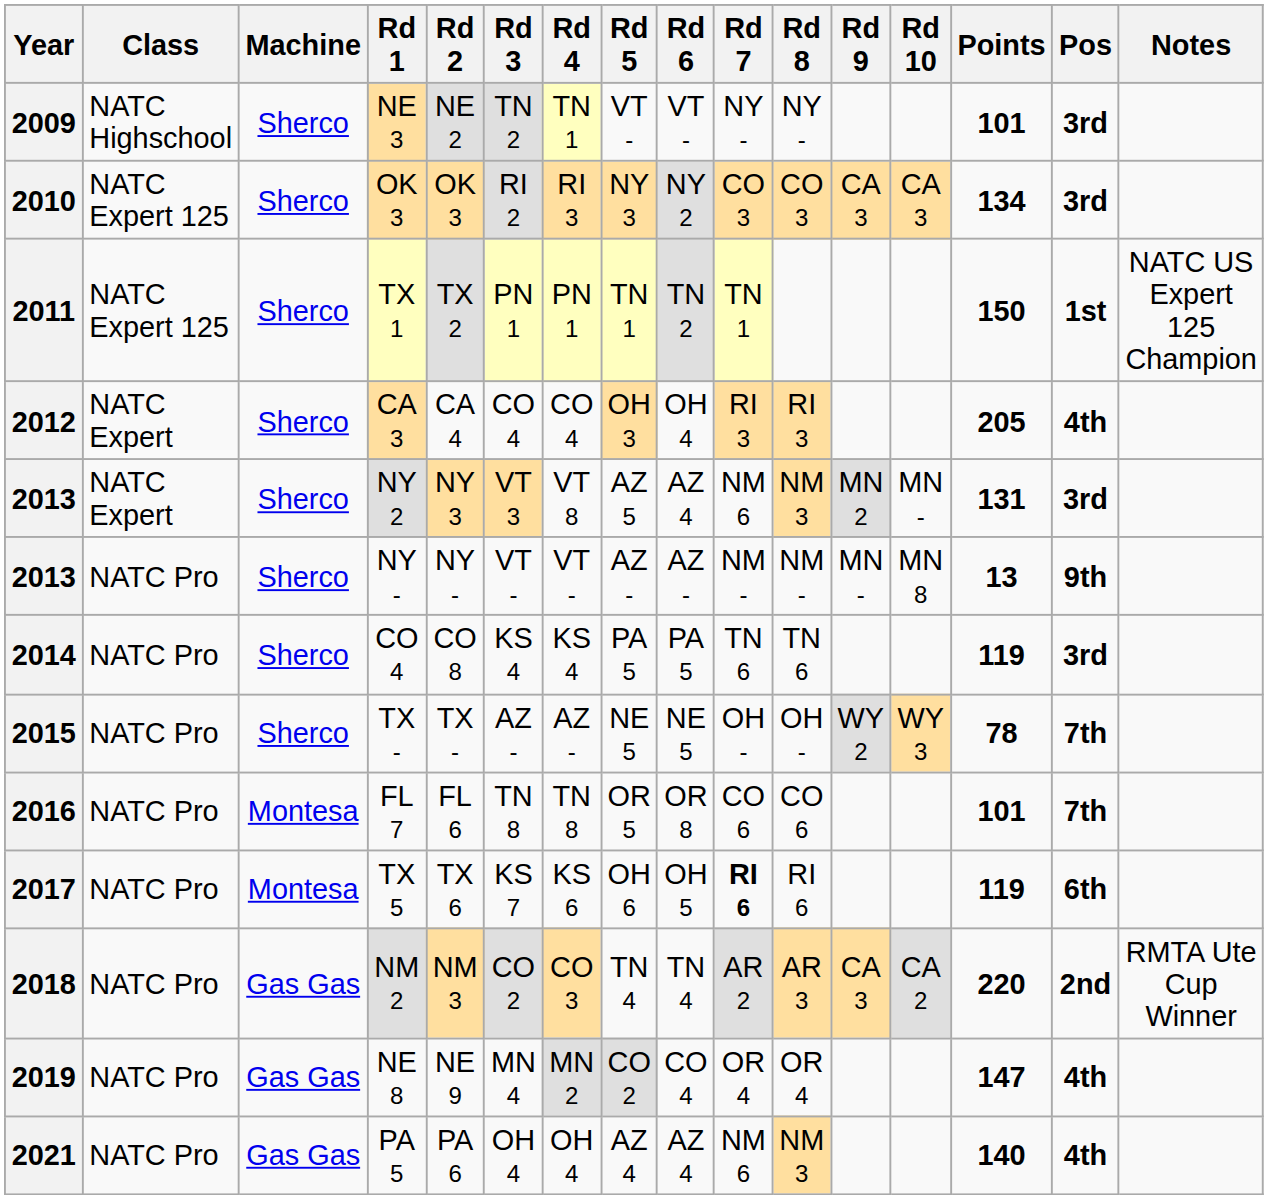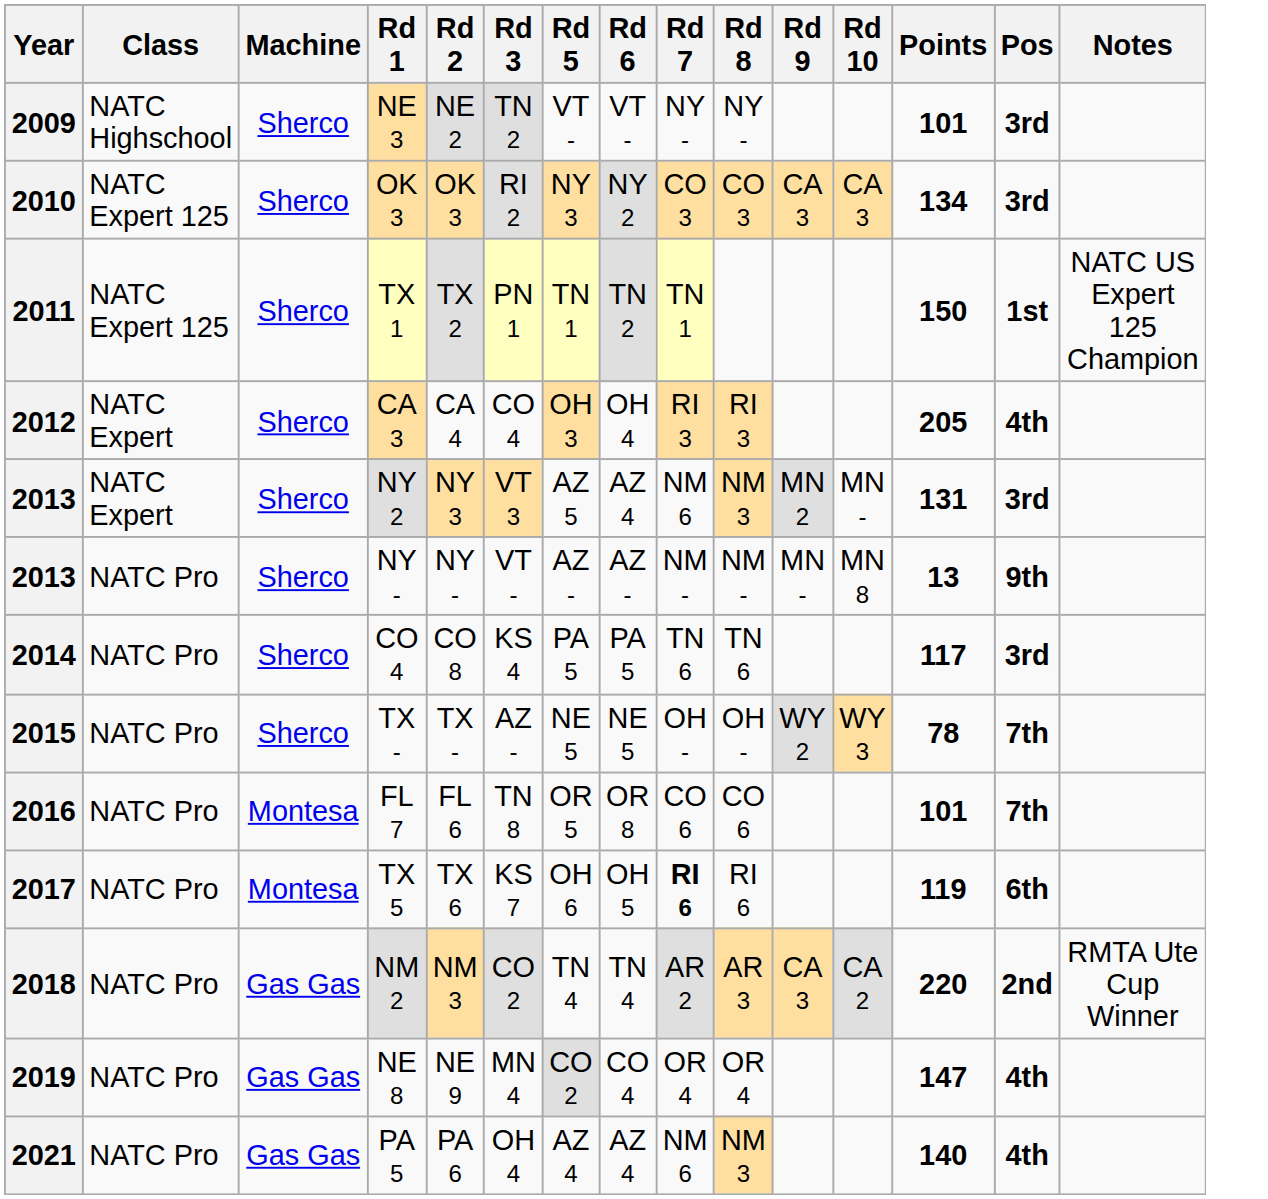- column: (572, 44)
(1002, 655) 119 -> (943, 655) 117
